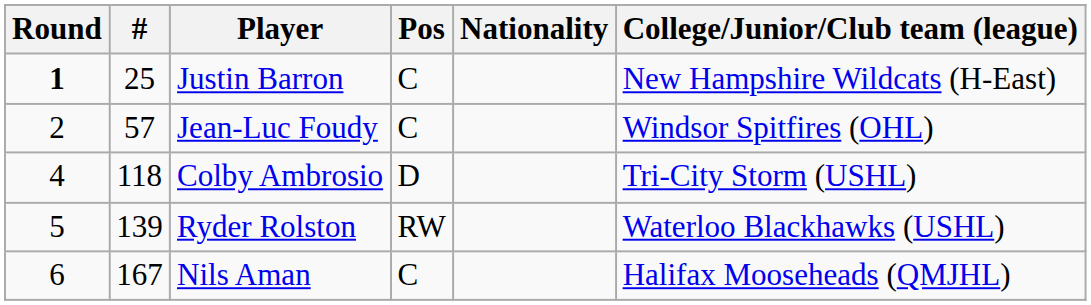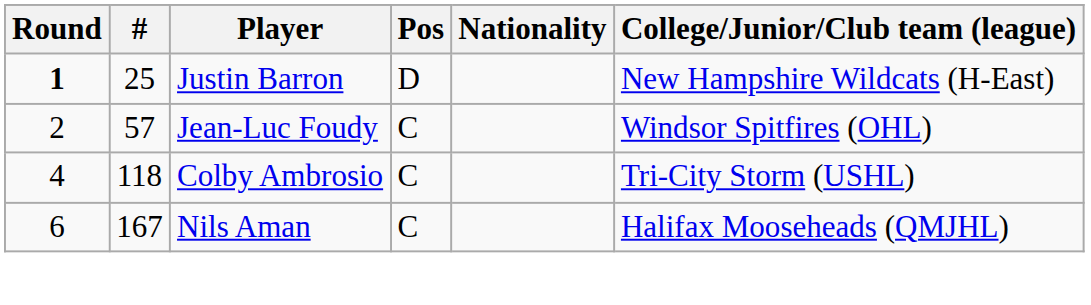(408, 78) C -> (409, 78) D
(409, 176) D -> (408, 176) C
- row: (267, 226)
